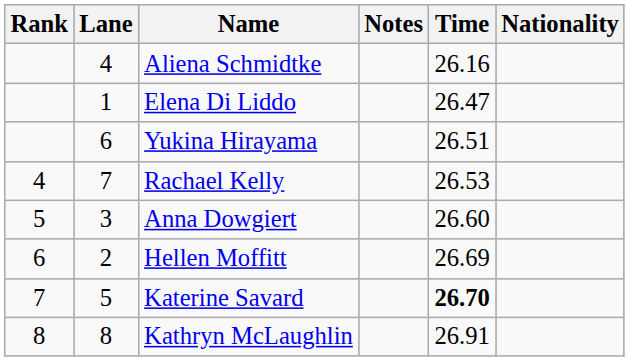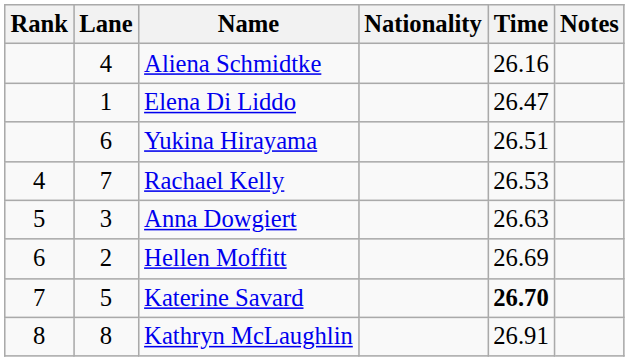columns swapped: (560, 24) <-> (394, 24)
(462, 219) 26.60 -> (521, 219) 26.63
